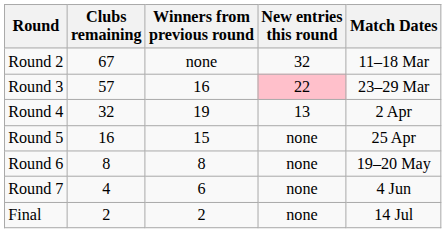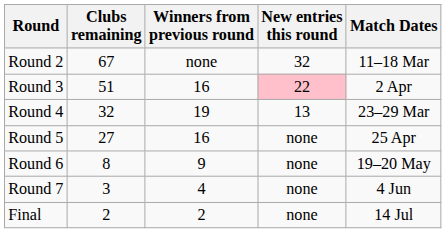(106, 86) 57 -> (106, 86) 51
(394, 86) 23–29 Mar -> (394, 86) 2 Apr
(394, 112) 2 Apr -> (394, 112) 23–29 Mar
(106, 138) 16 -> (106, 138) 27
(201, 138) 15 -> (201, 138) 16
(201, 163) 8 -> (201, 163) 9
(106, 189) 4 -> (106, 189) 3
(201, 189) 6 -> (201, 189) 4
